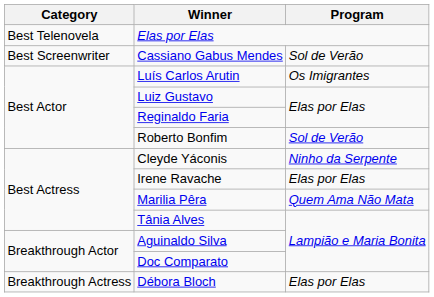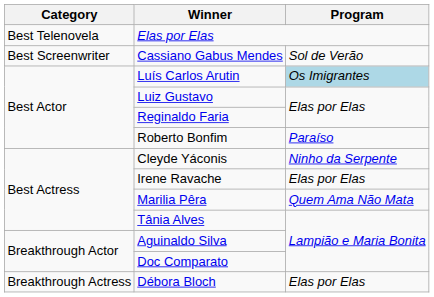(329, 76) no background -> (329, 76) lightblue background
(326, 138) Sol de Verão -> (311, 138) Paraíso
